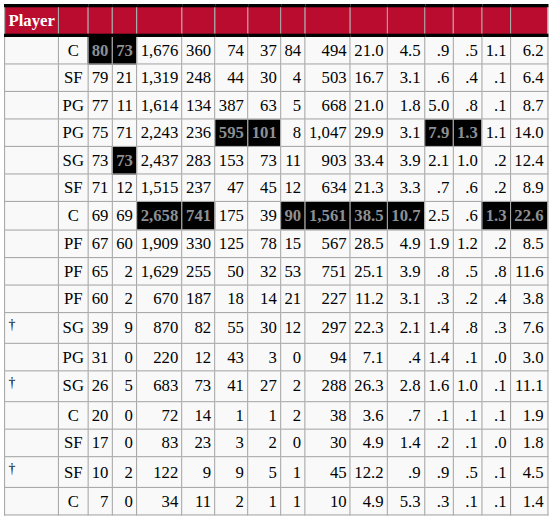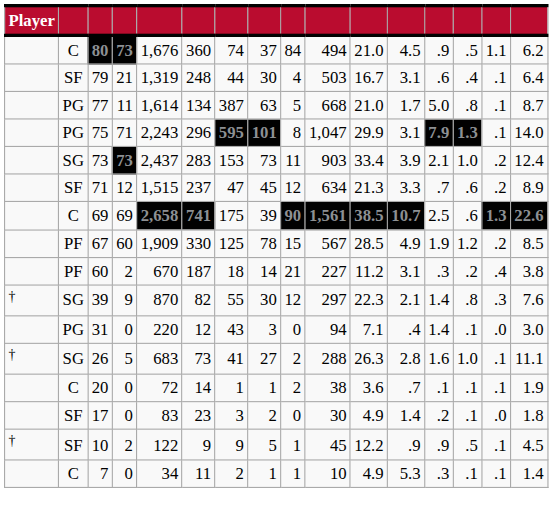(410, 105) 1.8 -> (410, 105) 1.7
(199, 133) 236 -> (199, 133) 296
(496, 133) 1.1 -> (500, 133) .1
- row: (100, 270)
